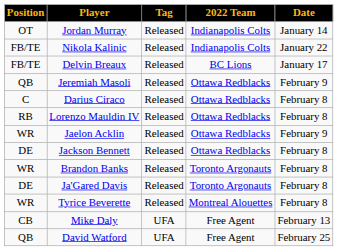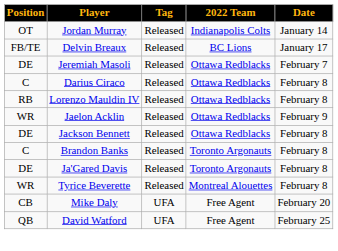- row: (94, 47)
(26, 82) QB -> (26, 64) DE
(304, 82) February 9 -> (304, 64) February 7
(26, 168) WR -> (26, 151) C
(304, 220) February 13 -> (304, 202) February 20
